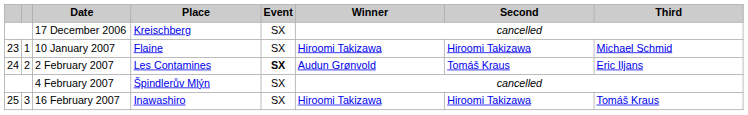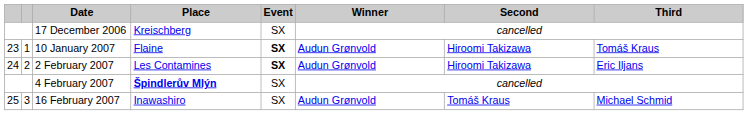(278, 48) normal -> (278, 48) bold
(340, 48) Hiroomi Takizawa -> (337, 48) Audun Grønvold
(634, 48) Michael Schmid -> (628, 48) Tomáš Kraus
(478, 65) Tomáš Kraus -> (489, 65) Hiroomi Takizawa
(172, 83) normal -> (175, 83) bold
(340, 100) Hiroomi Takizawa -> (337, 100) Audun Grønvold
(489, 100) Hiroomi Takizawa -> (478, 100) Tomáš Kraus
(628, 100) Tomáš Kraus -> (634, 100) Michael Schmid
